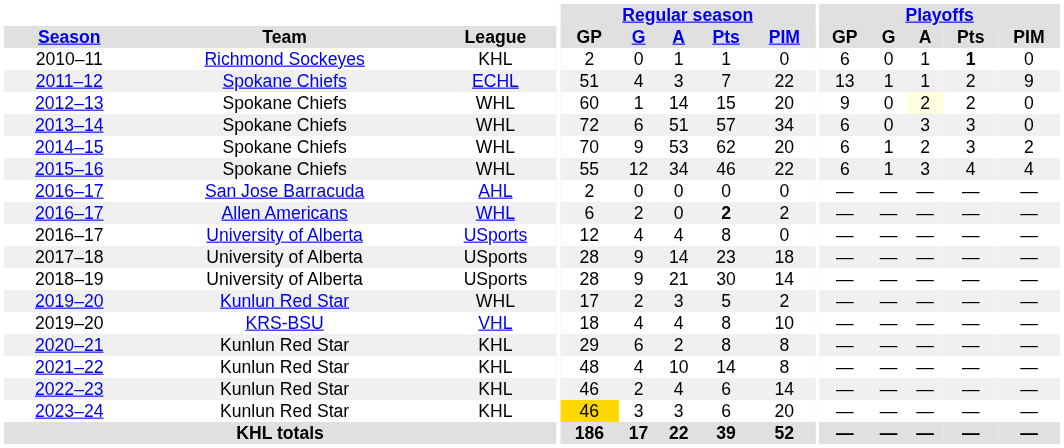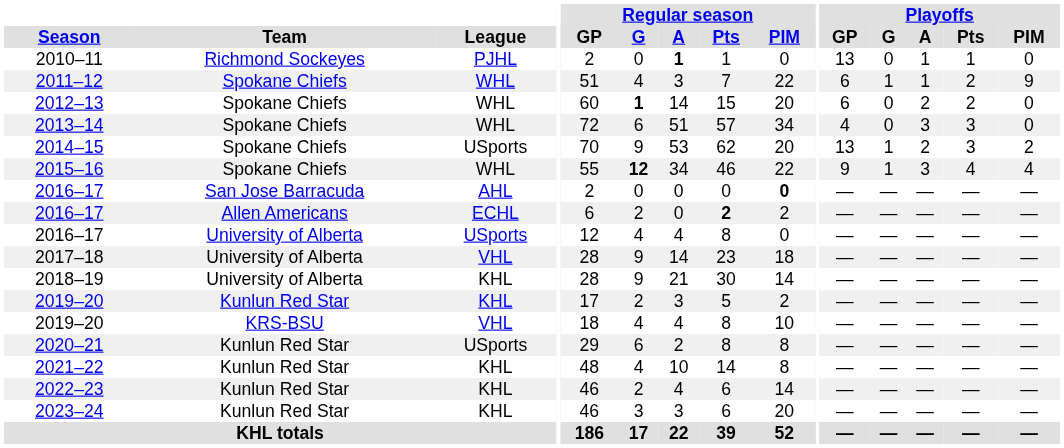(495, 58) KHL -> (495, 58) PJHL
(679, 58) normal -> (679, 58) bold
(845, 58) 6 -> (845, 58) 13
(971, 58) bold -> (971, 58) normal
(495, 80) ECHL -> (495, 80) WHL
(845, 80) 13 -> (845, 80) 6
(639, 102) normal -> (639, 102) bold
(845, 102) 9 -> (845, 102) 6
(925, 102) lightyellow background -> (925, 102) no background
(845, 124) 6 -> (845, 124) 4
(495, 146) WHL -> (495, 146) USports
(845, 146) 6 -> (845, 146) 13
(639, 168) normal -> (639, 168) bold
(845, 168) 6 -> (845, 168) 9
(784, 190) normal -> (784, 190) bold
(495, 212) WHL -> (495, 212) ECHL
(495, 256) USports -> (495, 256) VHL
(495, 278) USports -> (495, 278) KHL
(495, 300) WHL -> (495, 300) KHL
(495, 344) KHL -> (495, 344) USports
(589, 410) gold background -> (589, 410) no background
